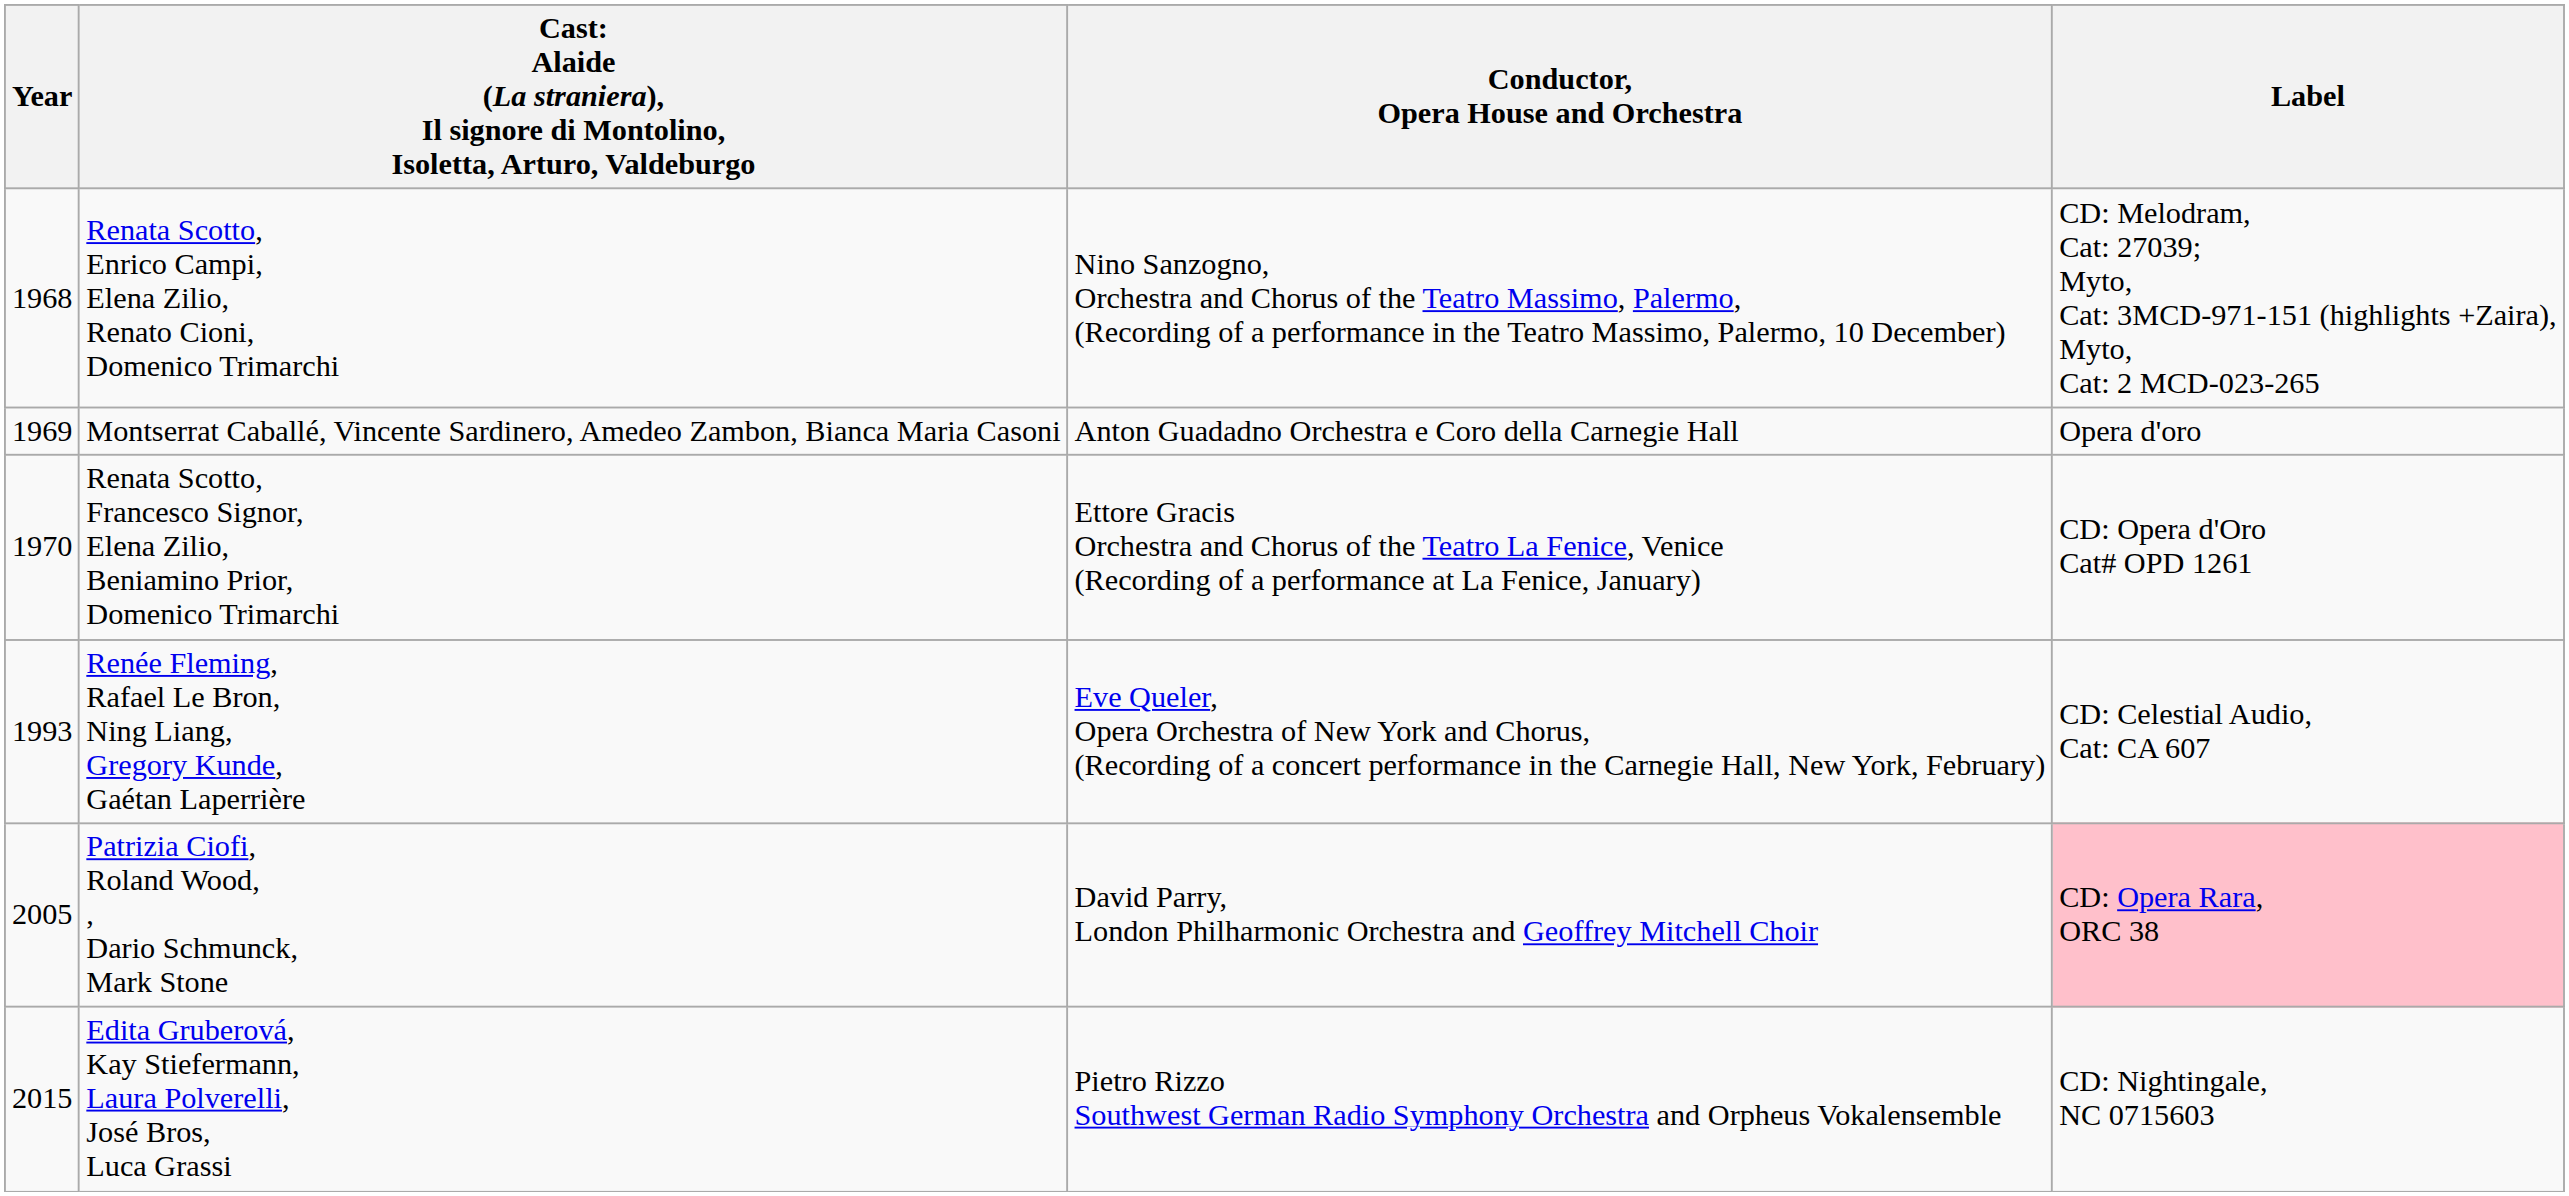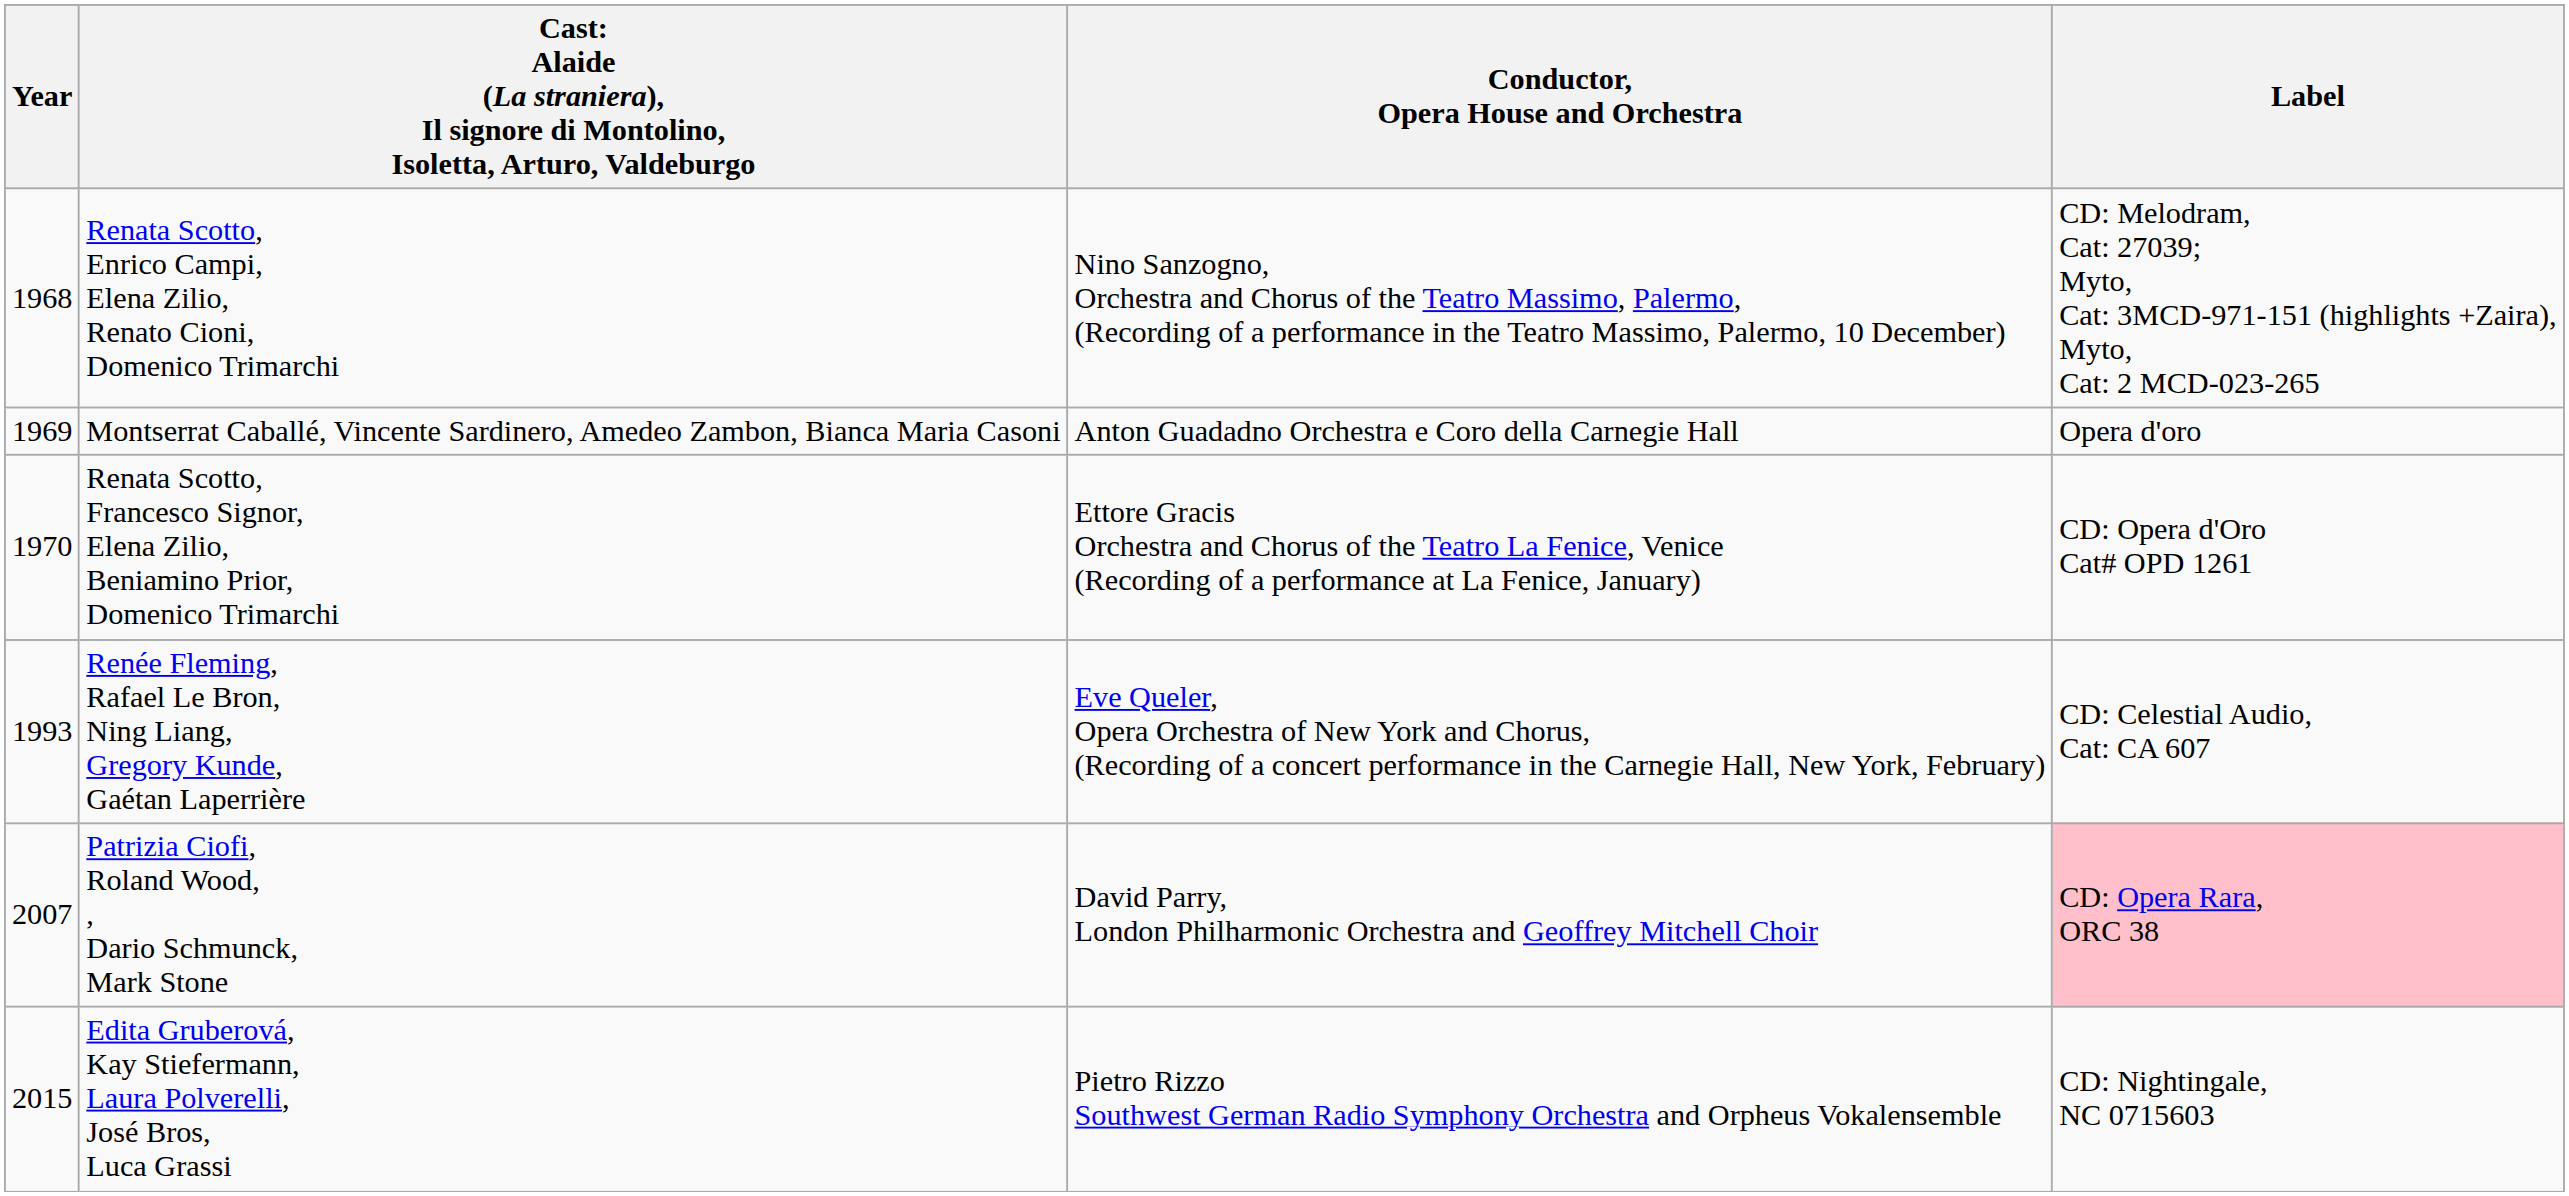(42, 914) 2005 -> (42, 914) 2007
